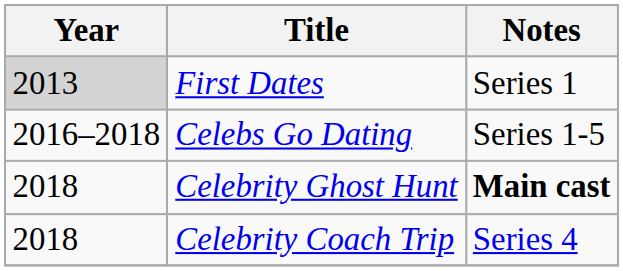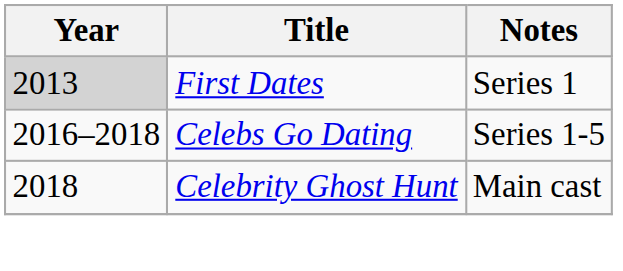(542, 186) bold -> (537, 186) normal
- row: (315, 238)
